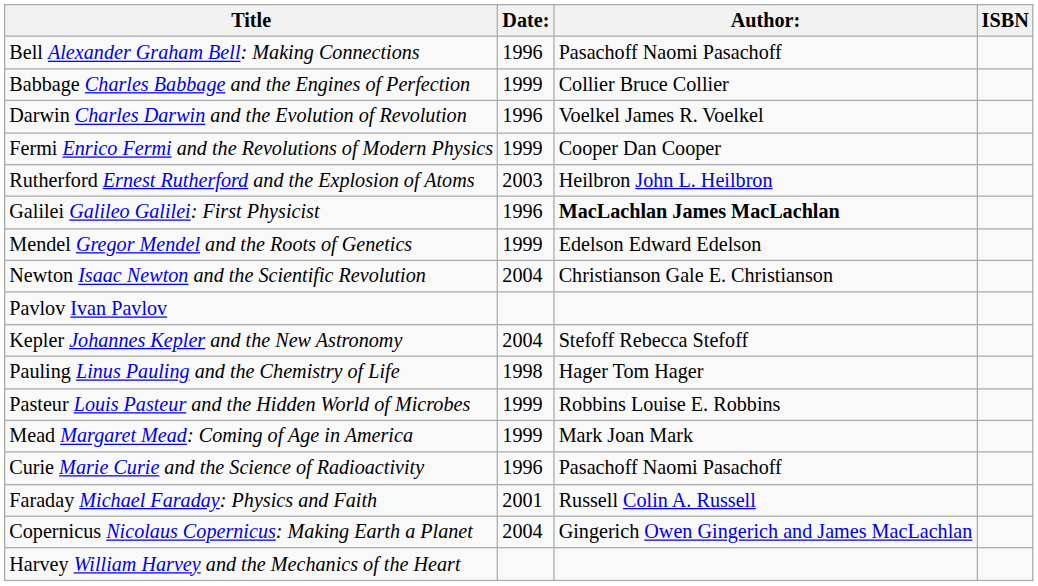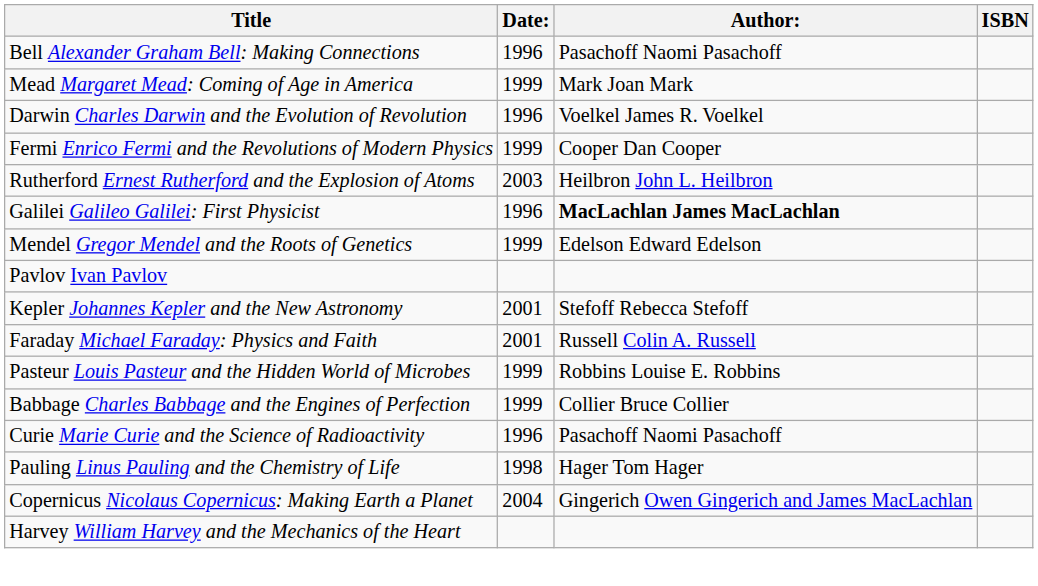rows swapped: (240, 84) <-> (211, 436)
- row: (218, 276)
(522, 340) 2004 -> (522, 308) 2001
rows swapped: (204, 372) <-> (193, 500)
